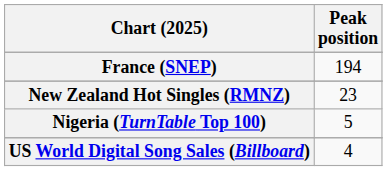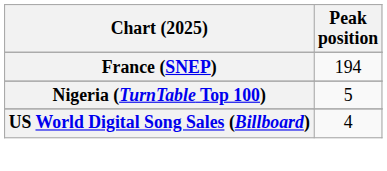- row: (159, 94)
